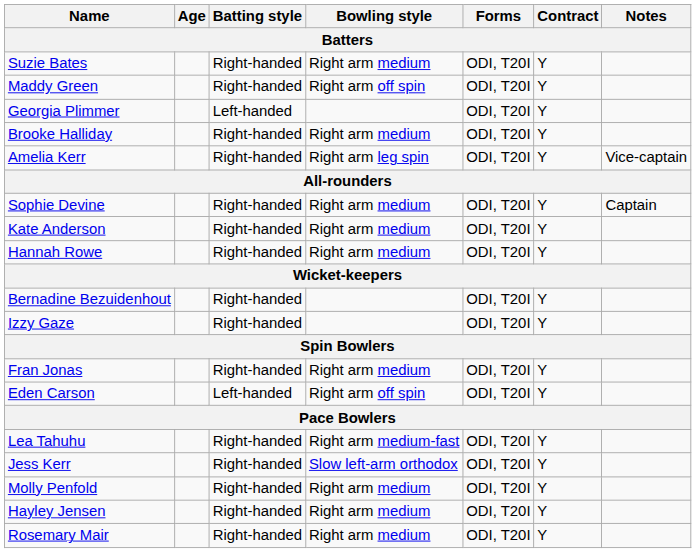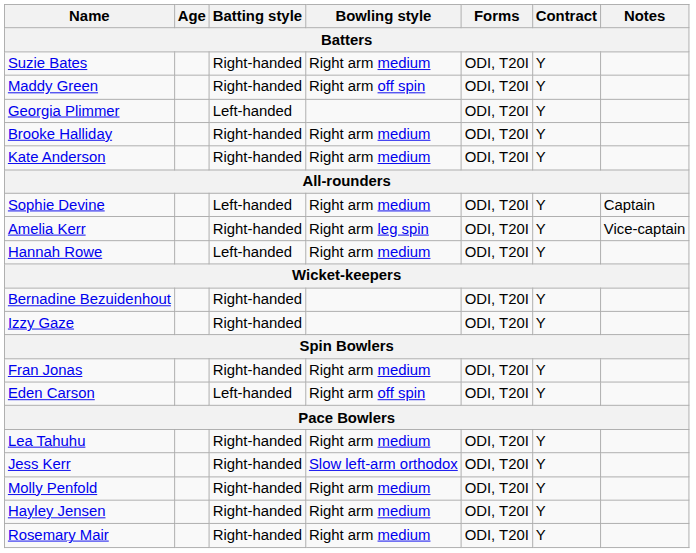rows swapped: (57, 228) <-> (47, 157)
(257, 205) Right-handed -> (252, 205) Left-handed
(257, 252) Right-handed -> (252, 252) Left-handed
(384, 441) Right arm medium-fast -> (370, 441) Right arm medium
